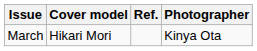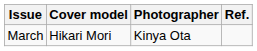columns swapped: (207, 14) <-> (146, 14)
